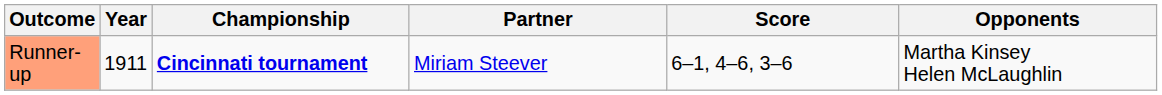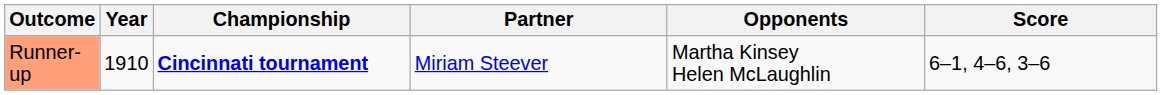columns swapped: (1028, 20) <-> (783, 20)
(126, 62) 1911 -> (126, 62) 1910
